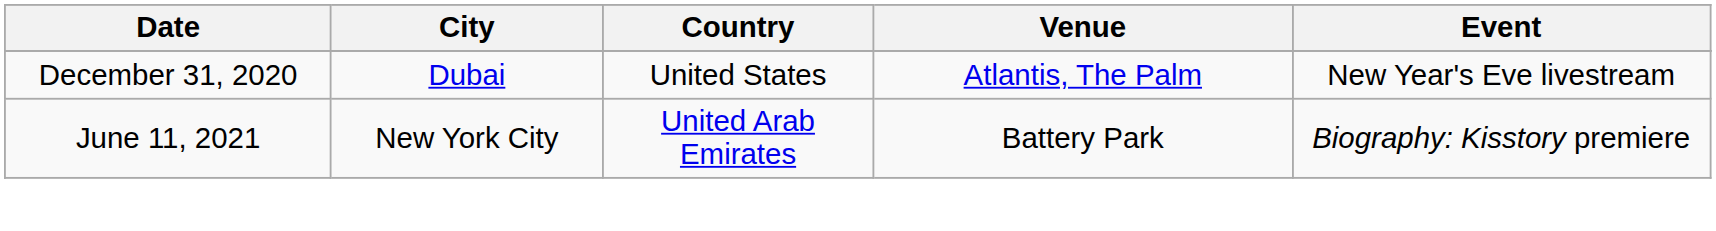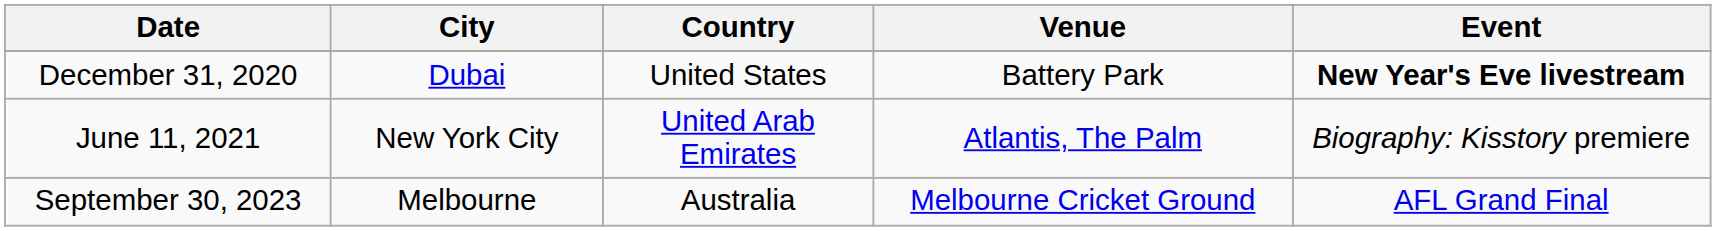(1083, 74) Atlantis, The Palm -> (1083, 74) Battery Park
(1501, 74) normal -> (1501, 74) bold
(1083, 137) Battery Park -> (1083, 137) Atlantis, The Palm
+ row: (168, 201)
